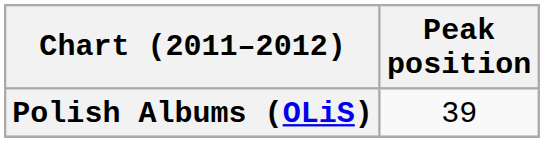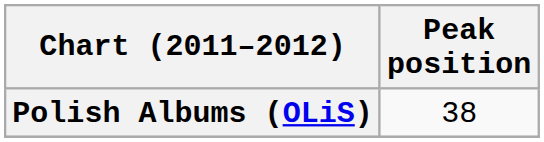(459, 113) 39 -> (459, 113) 38
